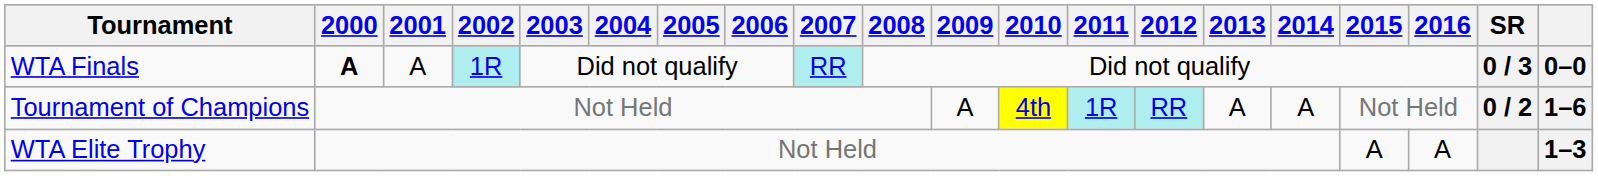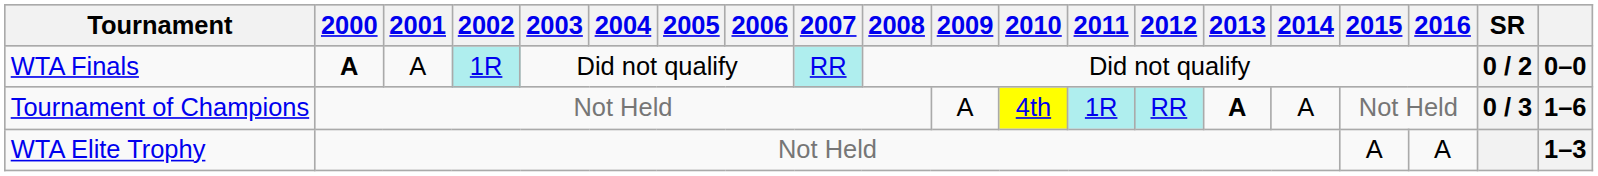(1507, 65) 0 / 3 -> (1507, 65) 0 / 2
(1237, 107) normal -> (1237, 107) bold
(1507, 107) 0 / 2 -> (1507, 107) 0 / 3
